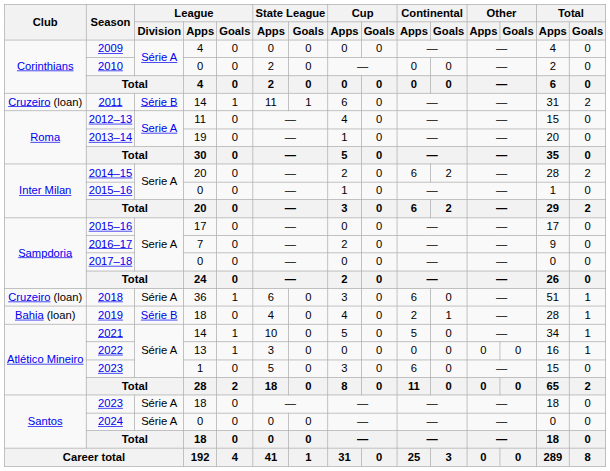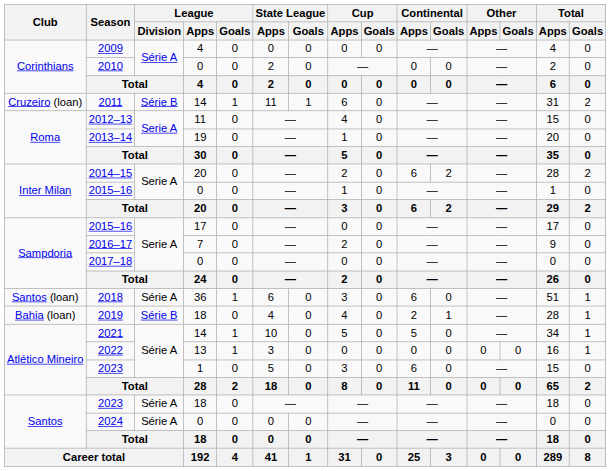(45, 297) Cruzeiro (loan) -> (45, 297) Santos (loan)
